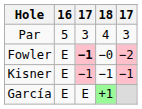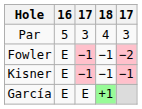(85, 54) bold -> (85, 54) normal
(106, 54) −0 -> (106, 54) −1
